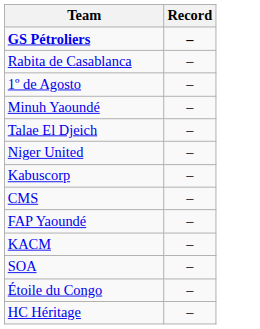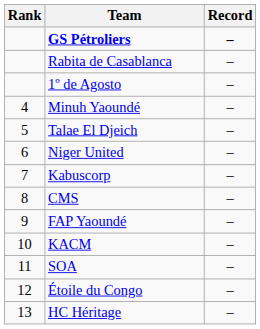+ column: (25, 15)
